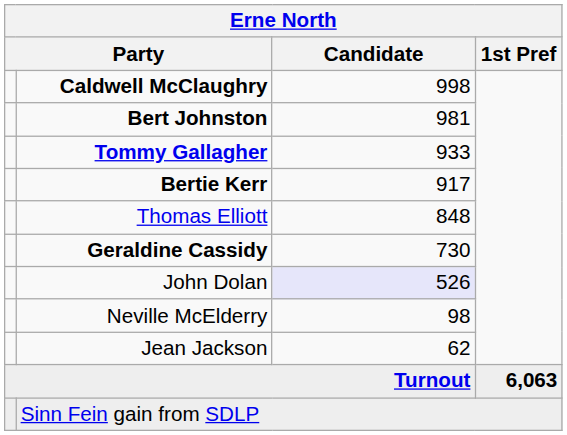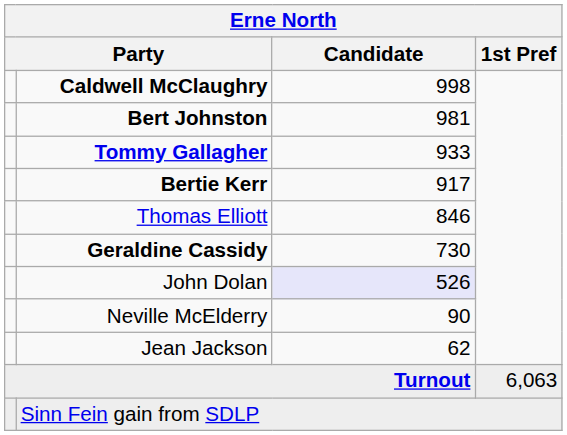(453, 217) 848 -> (453, 217) 846
(459, 315) 98 -> (459, 315) 90
(531, 380) bold -> (531, 380) normal
